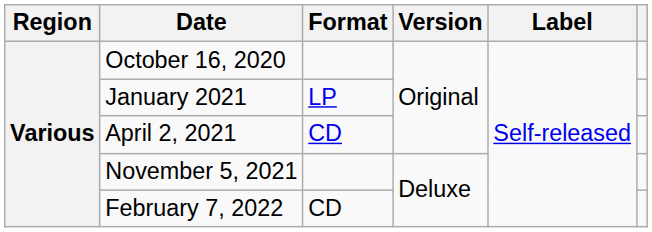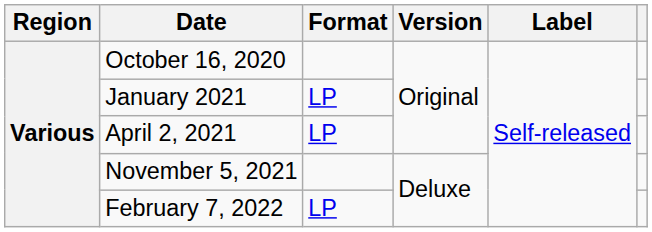(325, 134) CD -> (323, 134) LP
(325, 208) CD -> (323, 208) LP
